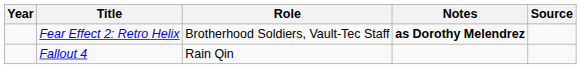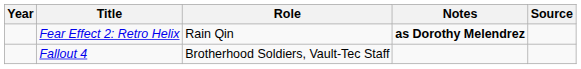(287, 34) Brotherhood Soldiers, Vault-Tec Staff -> (210, 34) Rain Qin
(210, 53) Rain Qin -> (287, 53) Brotherhood Soldiers, Vault-Tec Staff
